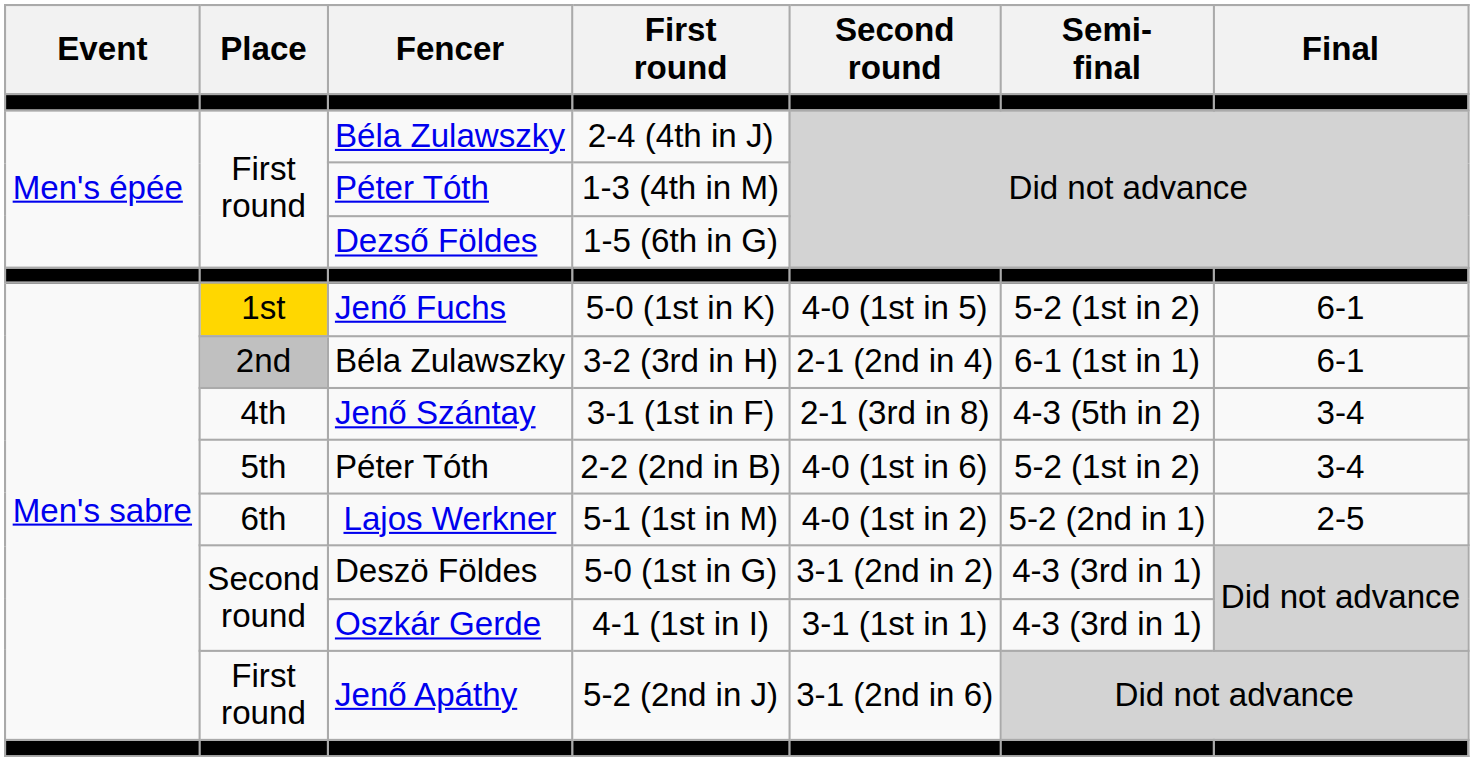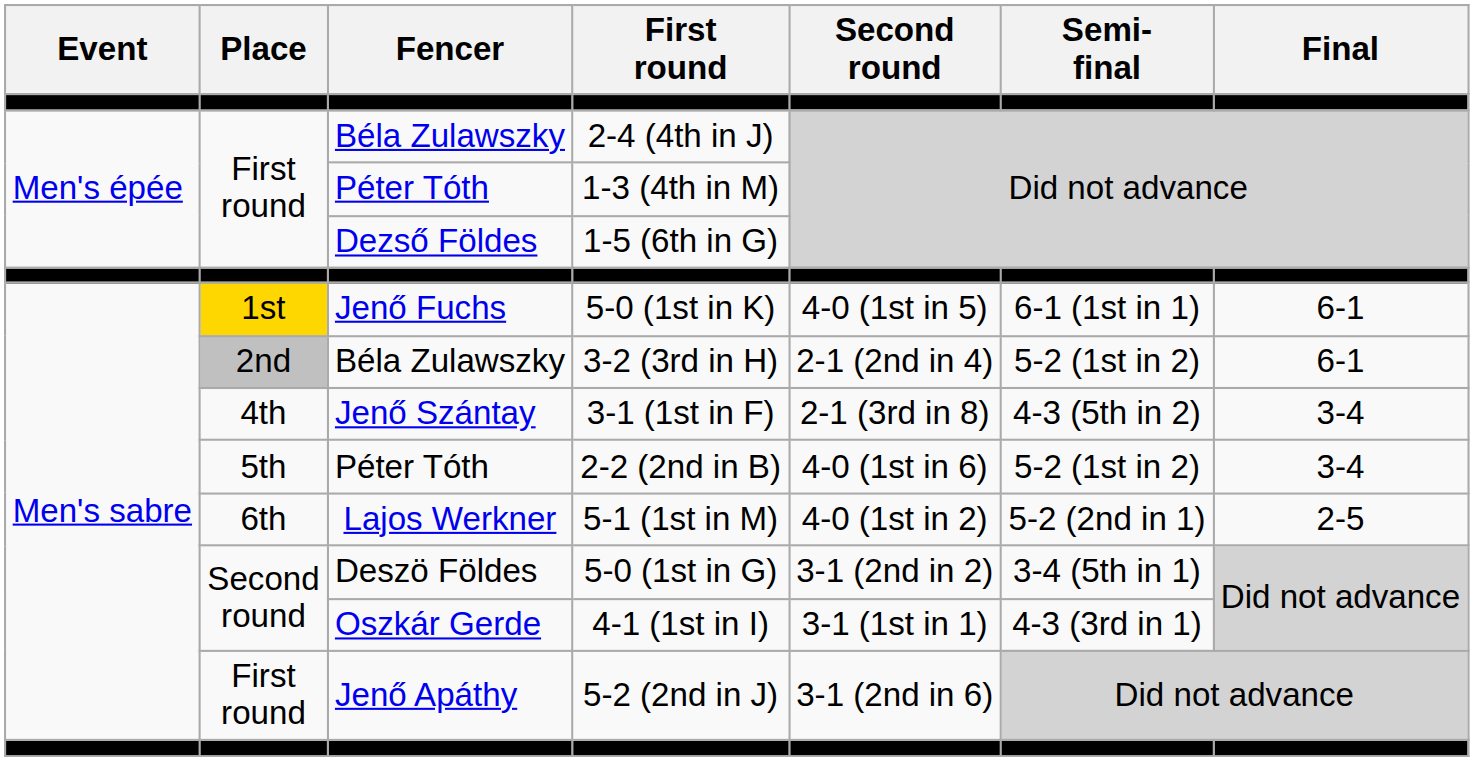(1107, 308) 5-2 (1st in 2) -> (1107, 308) 6-1 (1st in 1)
(1107, 361) 6-1 (1st in 1) -> (1107, 361) 5-2 (1st in 2)
(1107, 571) 4-3 (3rd in 1) -> (1107, 571) 3-4 (5th in 1)
